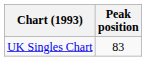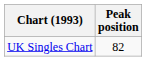(118, 46) 83 -> (118, 46) 82
